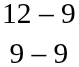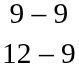rows swapped: (39, 13) <-> (39, 53)
